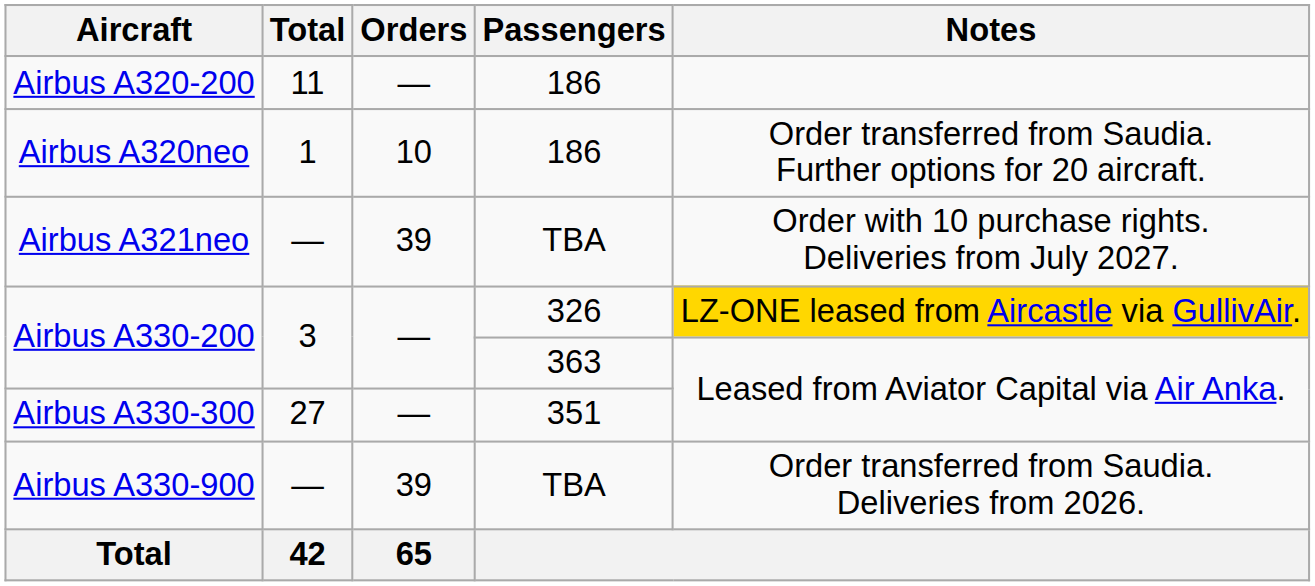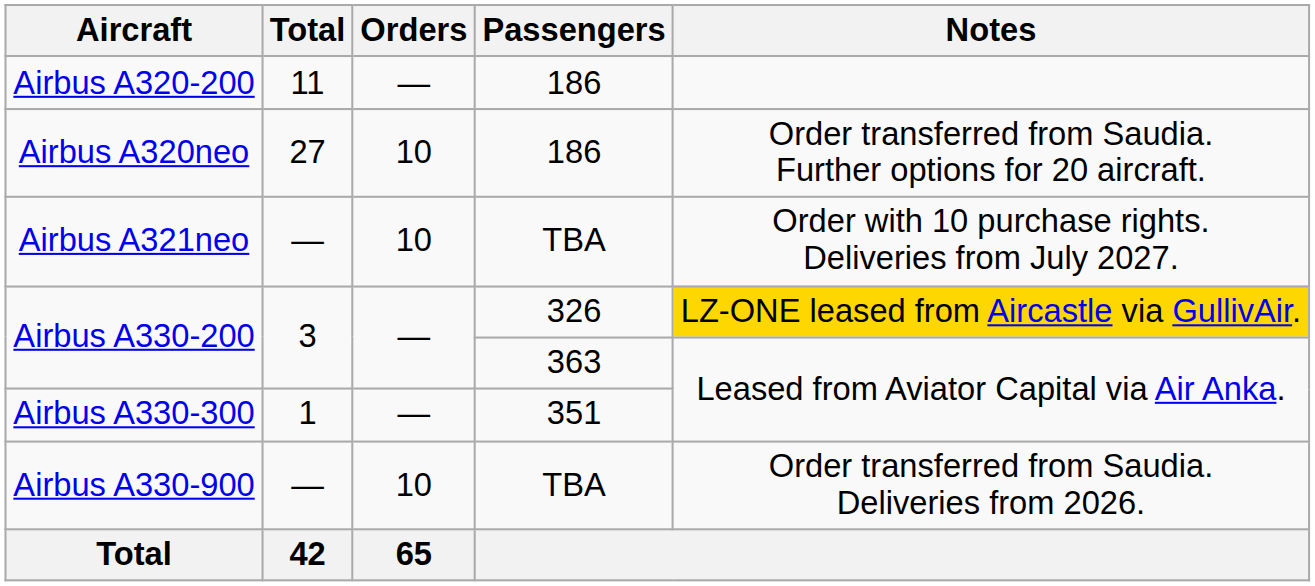(308, 152) 1 -> (308, 152) 27
(414, 240) 39 -> (414, 240) 10
(308, 414) 27 -> (308, 414) 1
(414, 484) 39 -> (414, 484) 10
